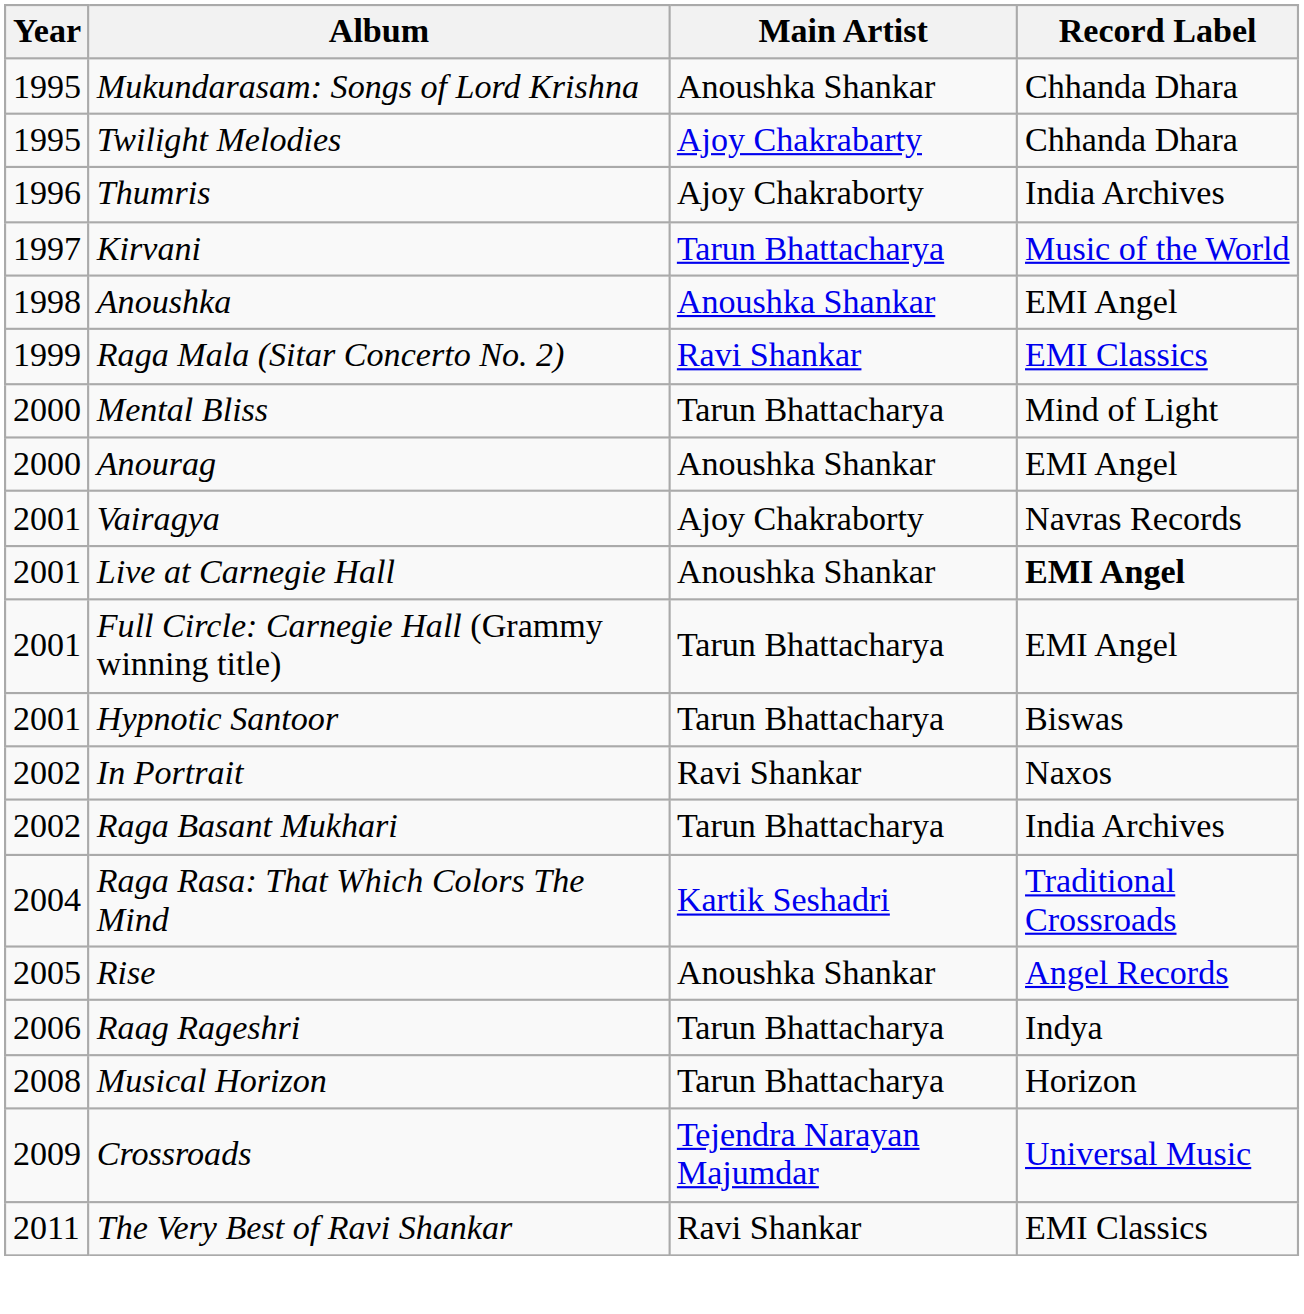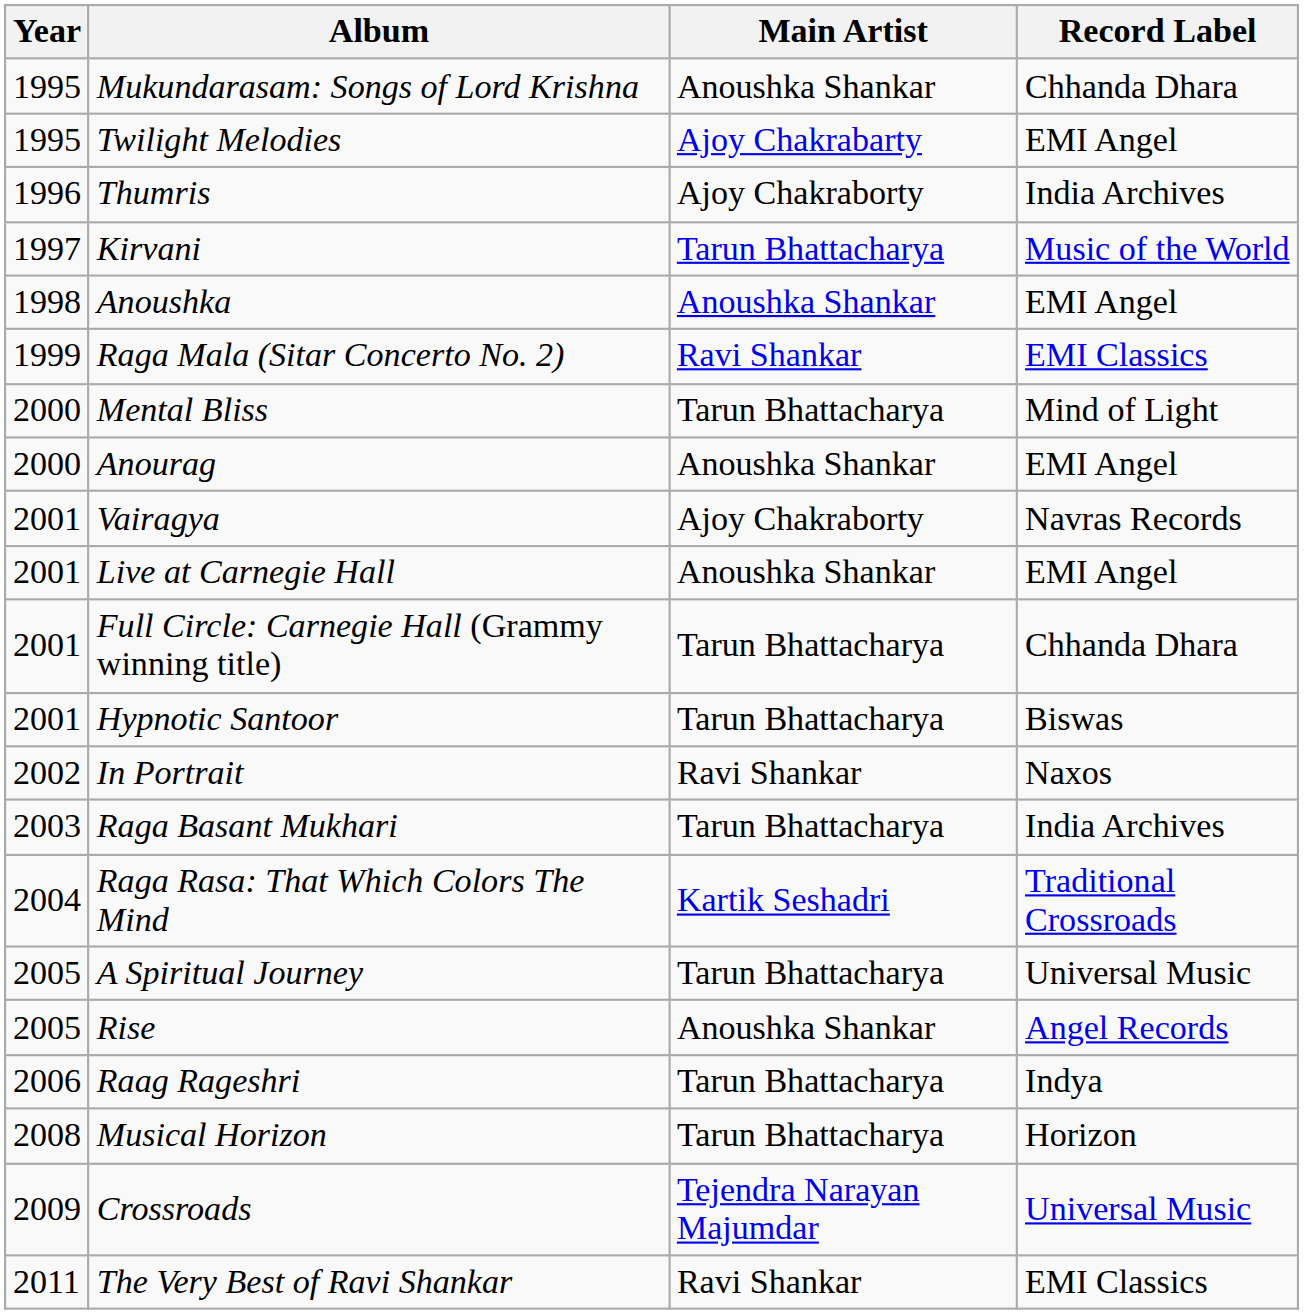(1132, 139) Chhanda Dhara -> (1101, 139) EMI Angel
(1105, 572) bold -> (1101, 572) normal
(1101, 645) EMI Angel -> (1132, 645) Chhanda Dhara
(47, 826) 2002 -> (47, 826) 2003
+ row: (230, 972)
